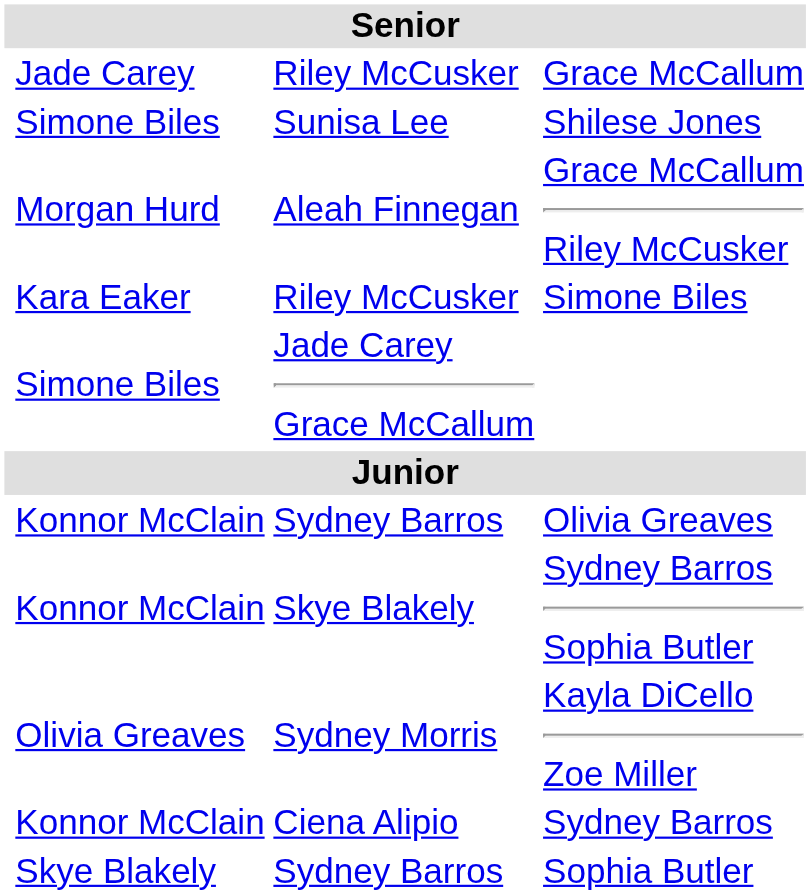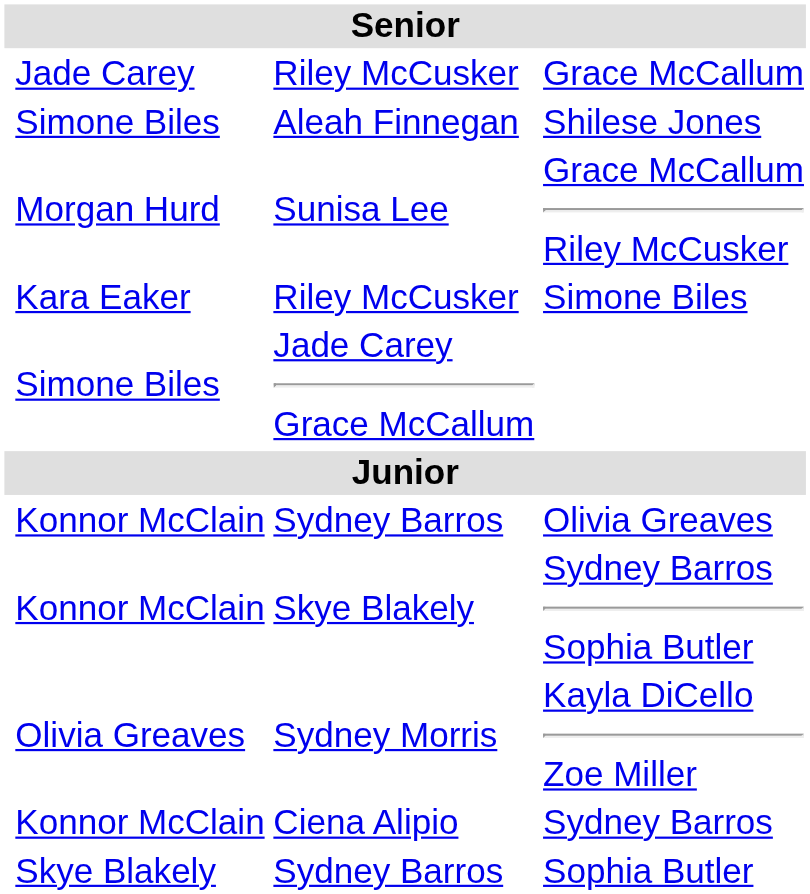(361, 122) Sunisa Lee -> (396, 122) Aleah Finnegan
(396, 209) Aleah Finnegan -> (361, 209) Sunisa Lee
